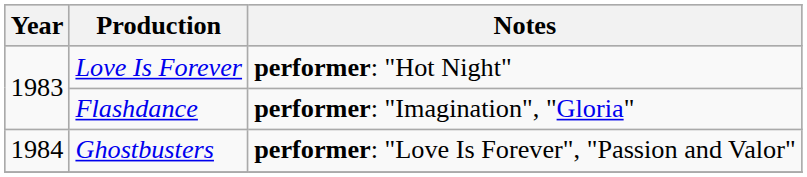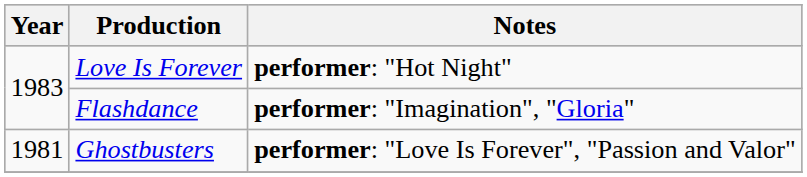(37, 150) 1984 -> (37, 150) 1981
